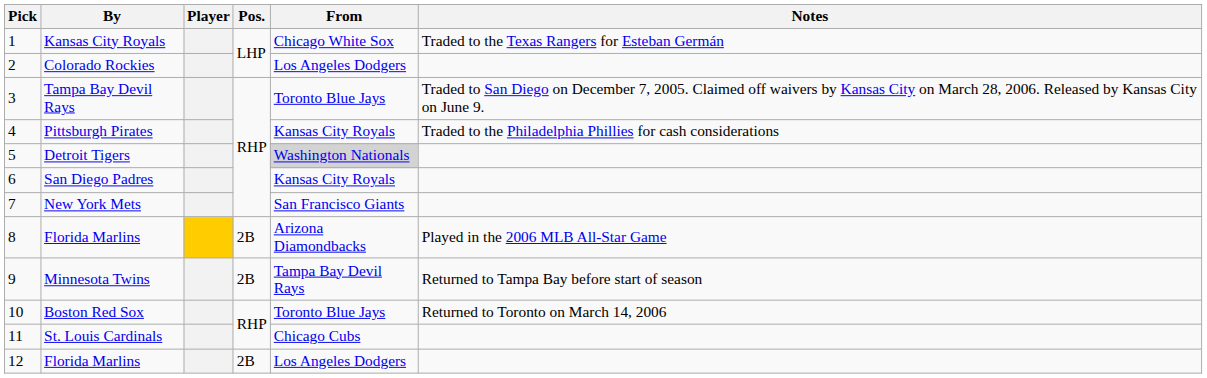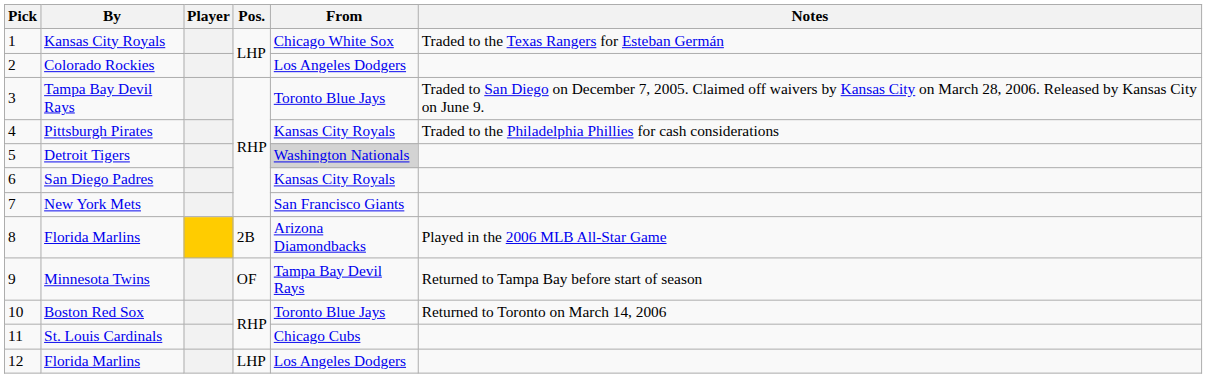(246, 279) 2B -> (247, 279) OF
(246, 360) 2B -> (251, 360) LHP
